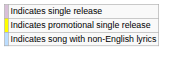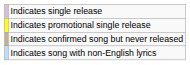+ row: (97, 39)
